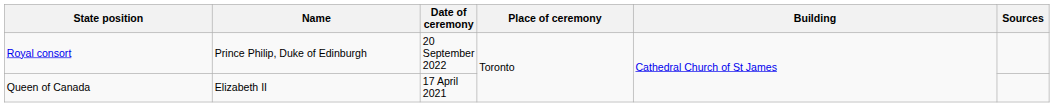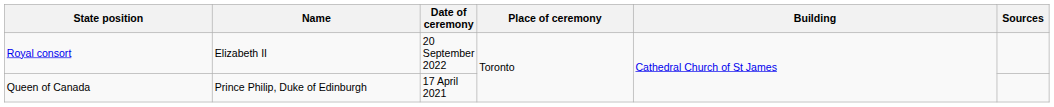(291, 53) Prince Philip, Duke of Edinburgh -> (241, 53) Elizabeth II
(241, 87) Elizabeth II -> (291, 87) Prince Philip, Duke of Edinburgh
